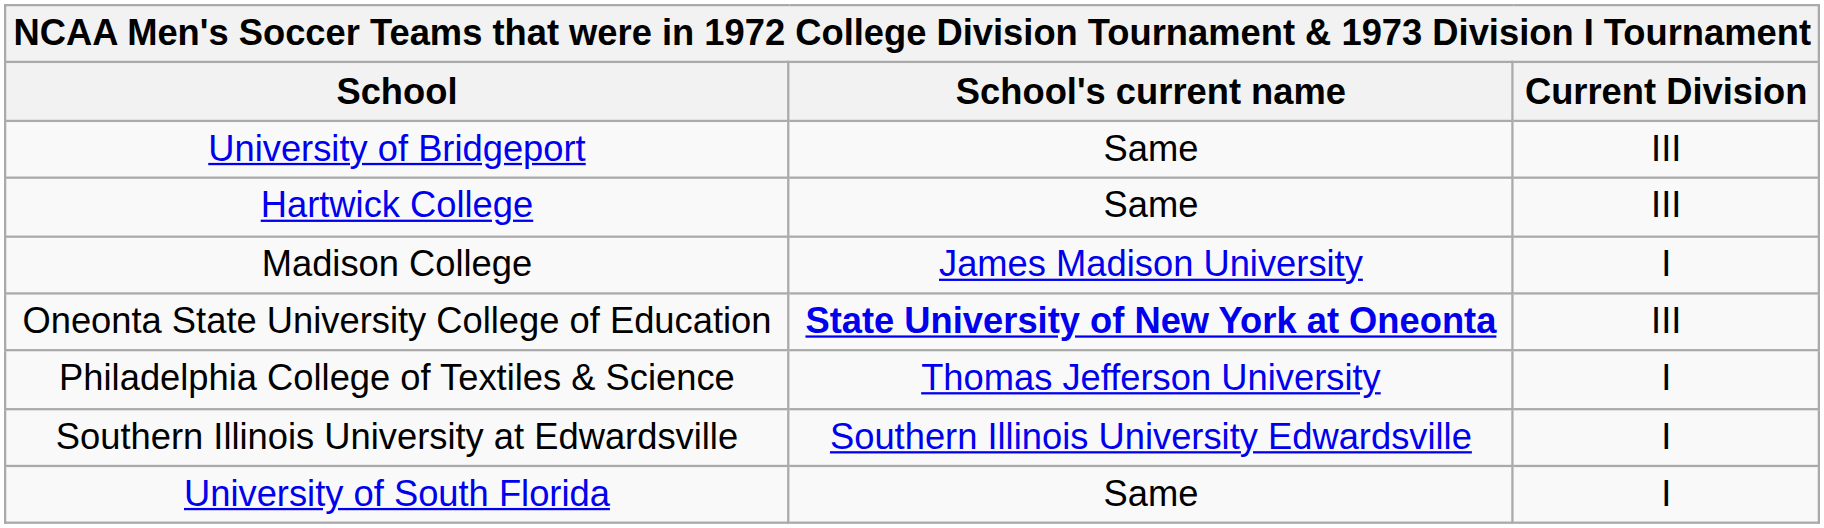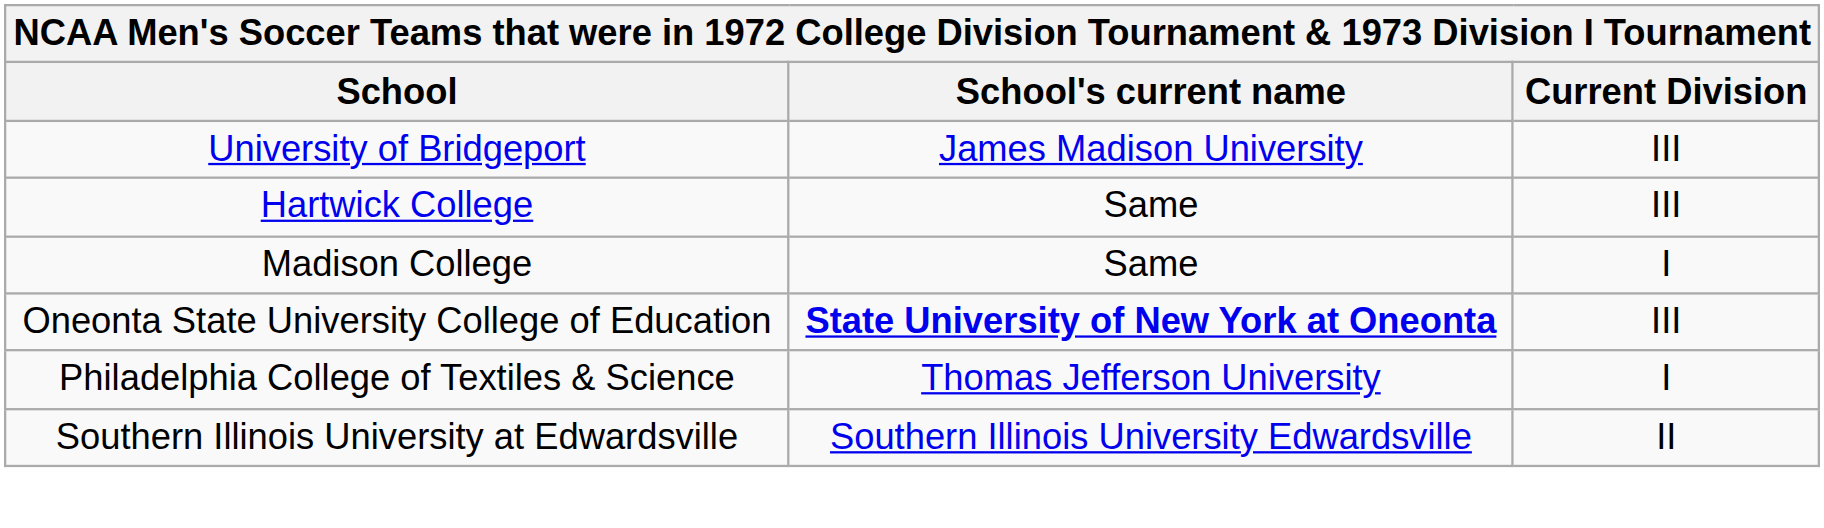(1151, 148) Same -> (1151, 148) James Madison University
(1151, 263) James Madison University -> (1151, 263) Same
(1666, 436) I -> (1666, 436) II
- row: (397, 494)
